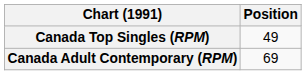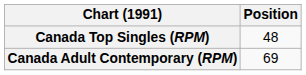(271, 37) 49 -> (271, 37) 48
